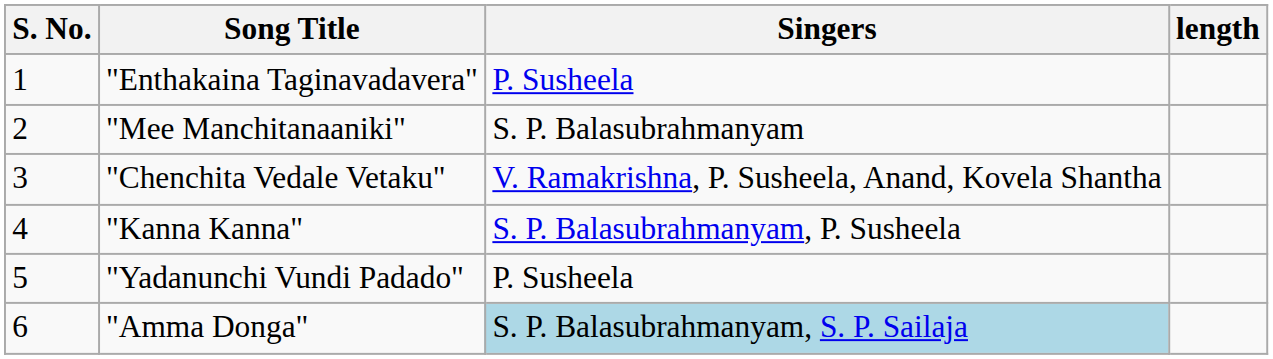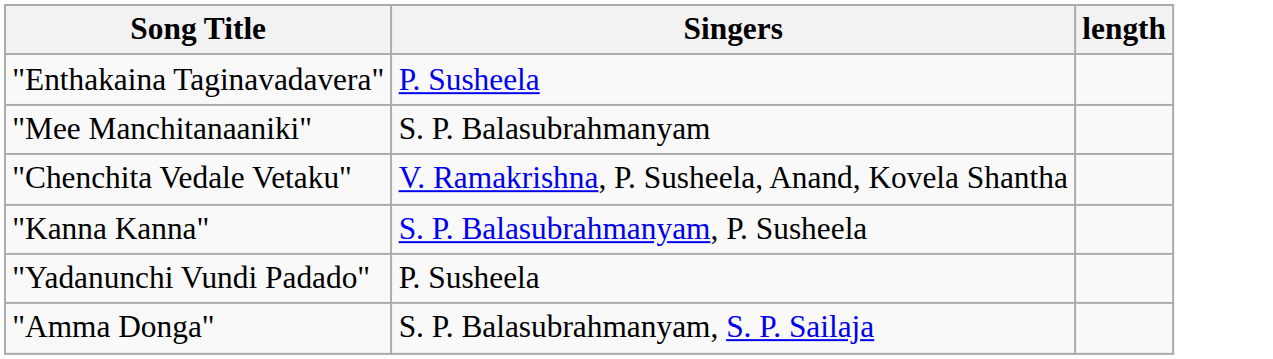- column: (52, 29)
(730, 327) lightblue background -> (636, 327) no background
